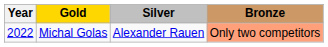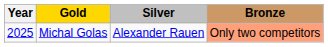(20, 32) 2022 -> (20, 32) 2025
